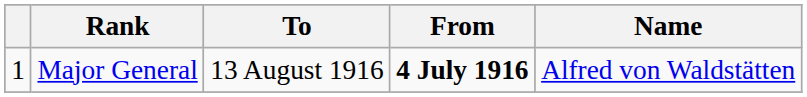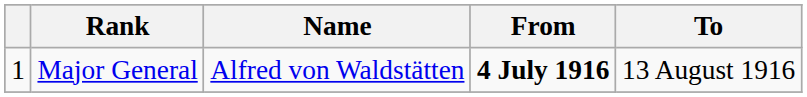columns swapped: (668, 26) <-> (297, 26)
